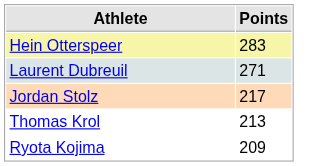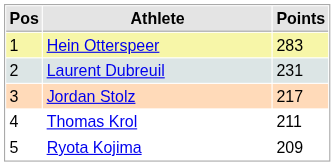+ column: (24, 18)
(253, 71) 271 -> (290, 71) 231
(253, 122) 213 -> (289, 122) 211
